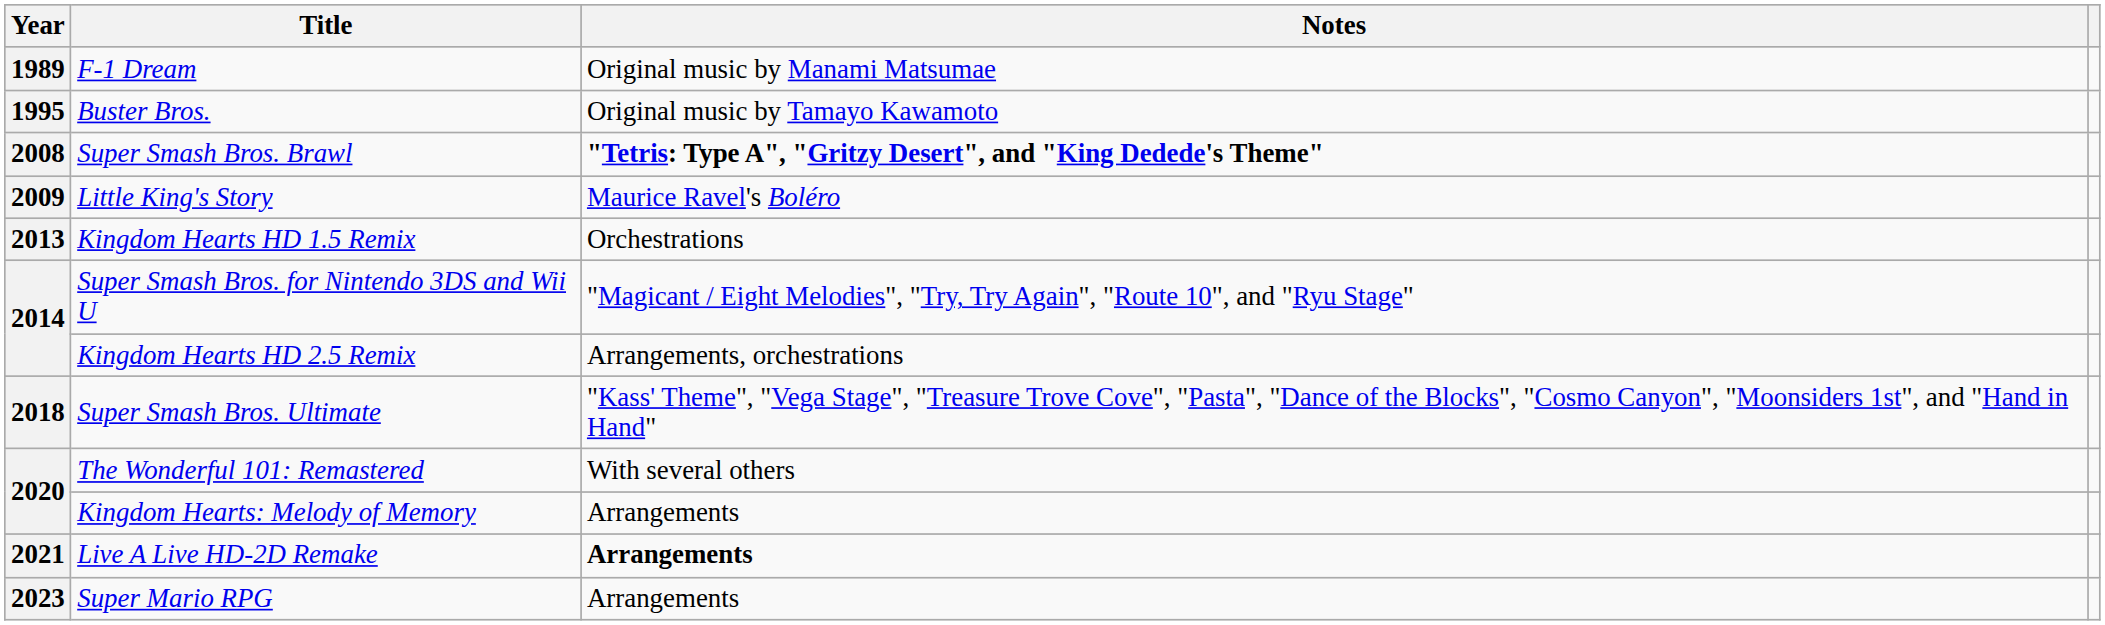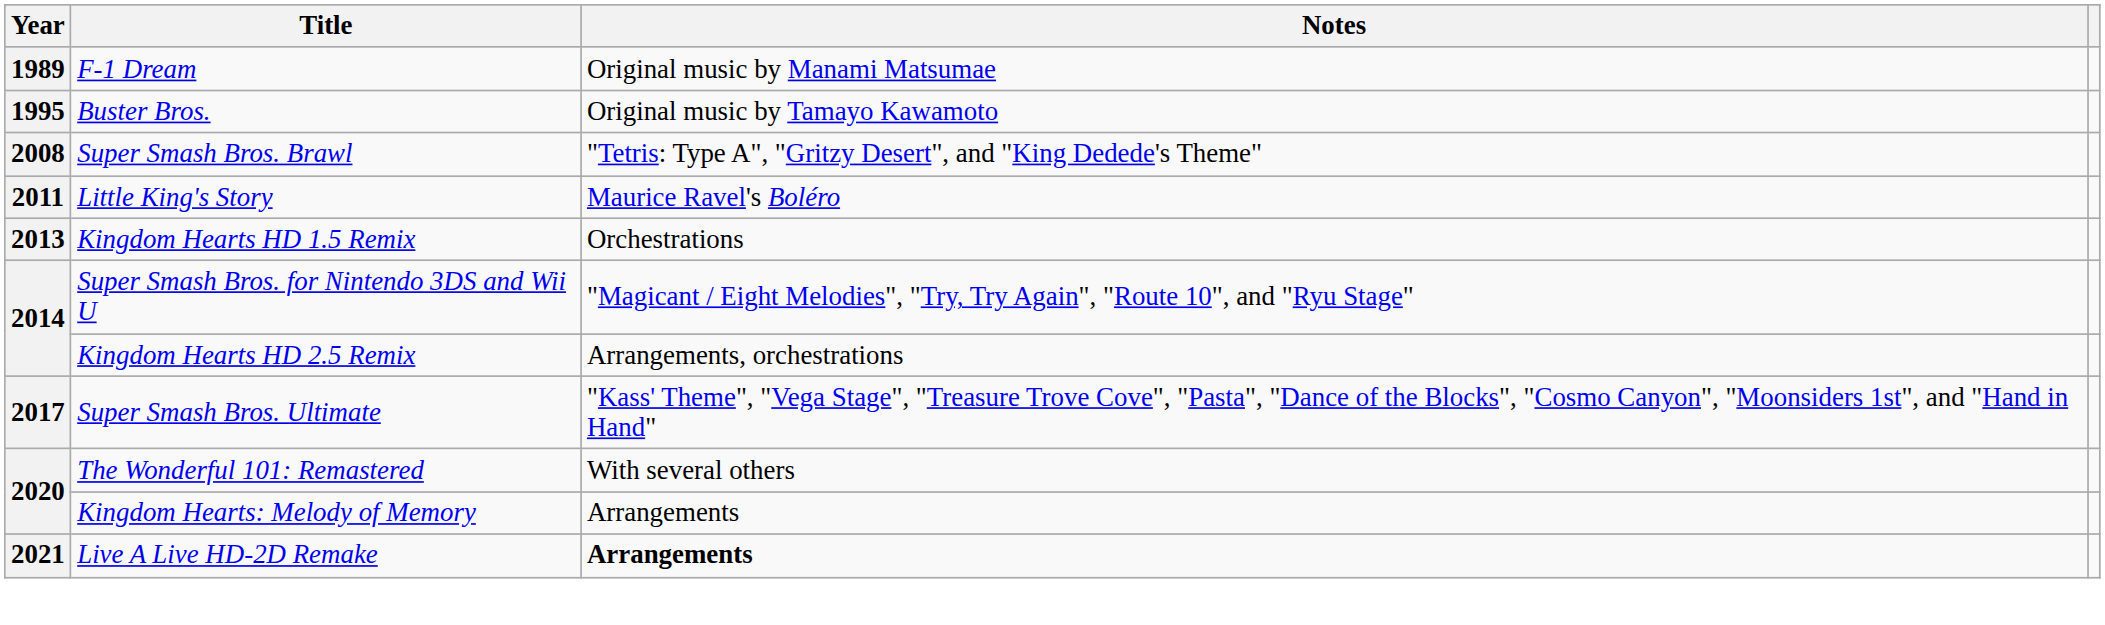(955, 153) bold -> (924, 153) normal
(38, 196) 2009 -> (38, 196) 2011
(38, 412) 2018 -> (38, 412) 2017
- row: (175, 597)
